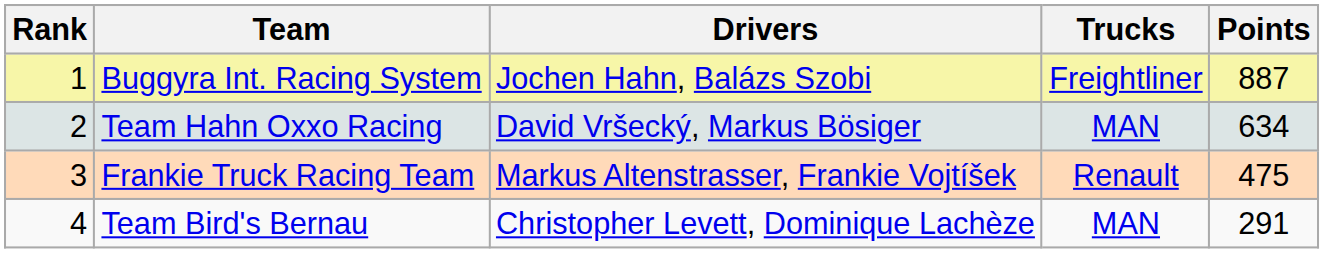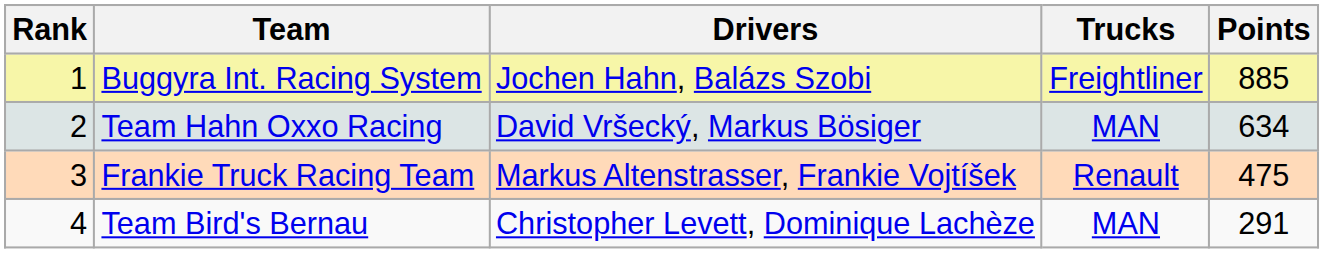(1264, 78) 887 -> (1264, 78) 885
